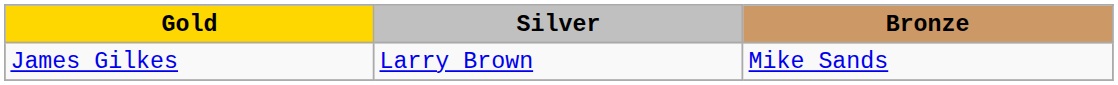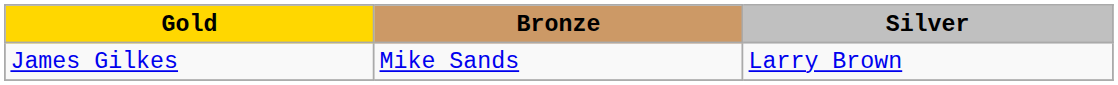columns swapped: (559, 24) <-> (928, 24)
